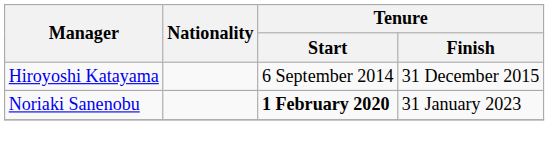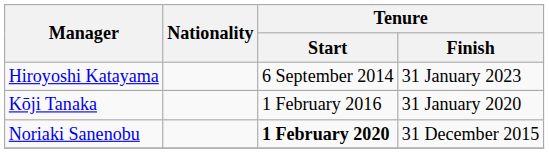(471, 76) 31 December 2015 -> (462, 76) 31 January 2023
+ row: (53, 104)
(462, 104) 31 January 2023 -> (471, 133) 31 December 2015
